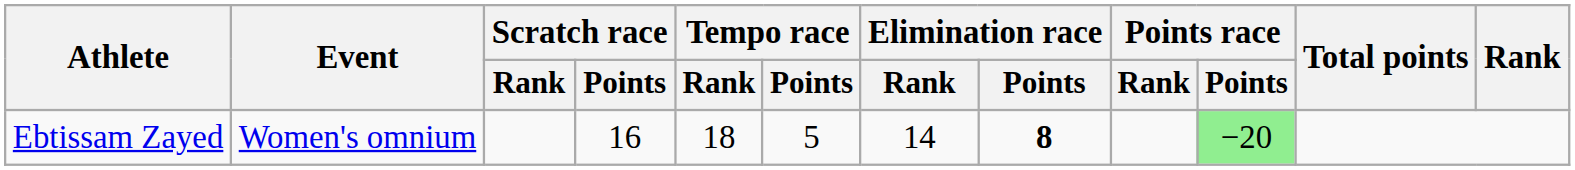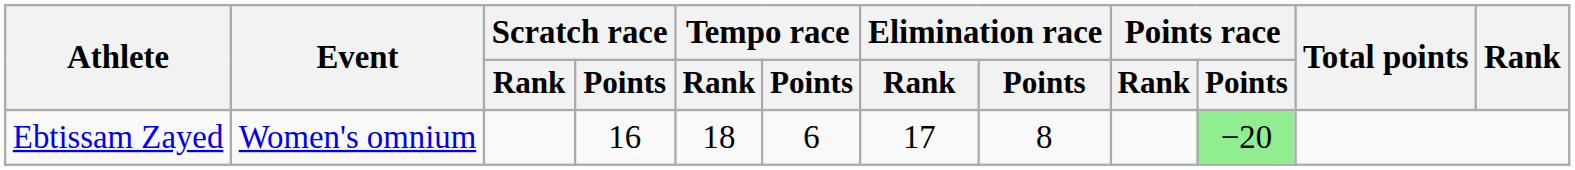(812, 137) 5 -> (812, 137) 6
(919, 137) 14 -> (919, 137) 17
(1044, 137) bold -> (1044, 137) normal
